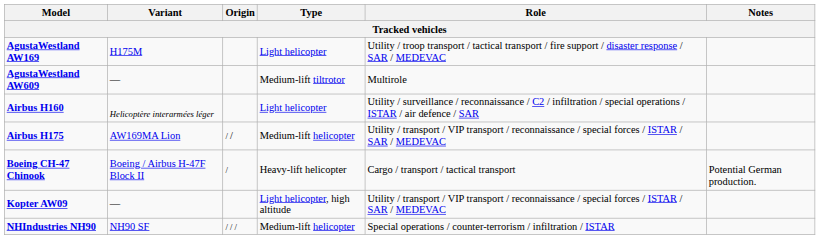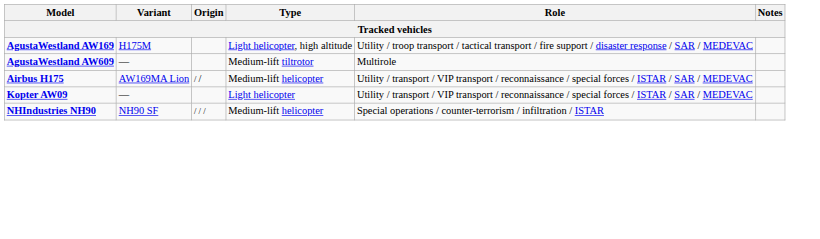(293, 51) Light helicopter -> (290, 45) Light helicopter, high altitude
- row: (35, 107)
- row: (38, 170)
(305, 204) Light helicopter, high altitude -> (262, 95) Light helicopter
